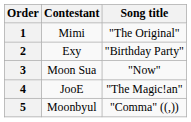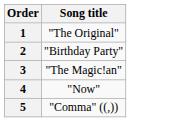- column: (72, 13)
(144, 70) "Now" -> (84, 70) "The Magic!an"
(144, 88) "The Magic!an" -> (84, 88) "Now"
